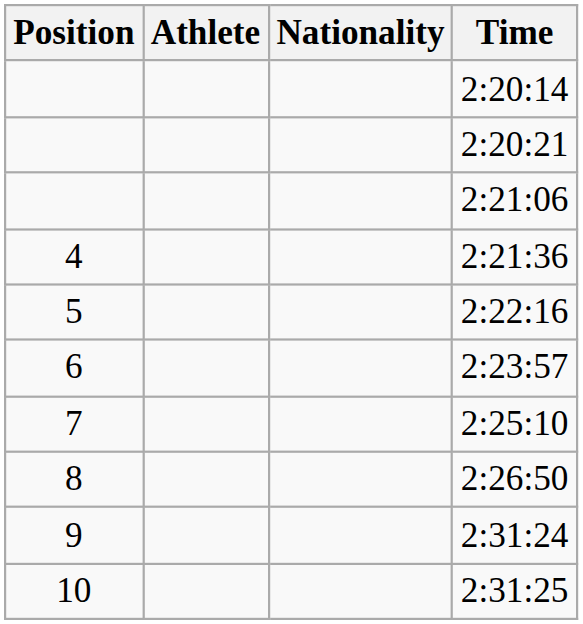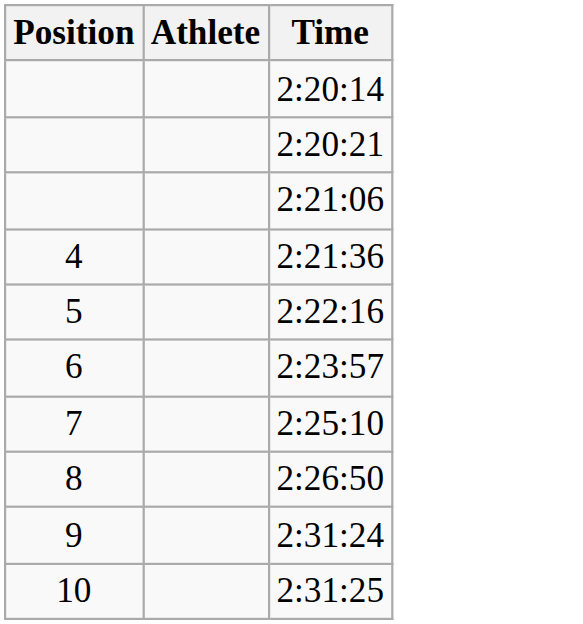- column: (361, 32)
